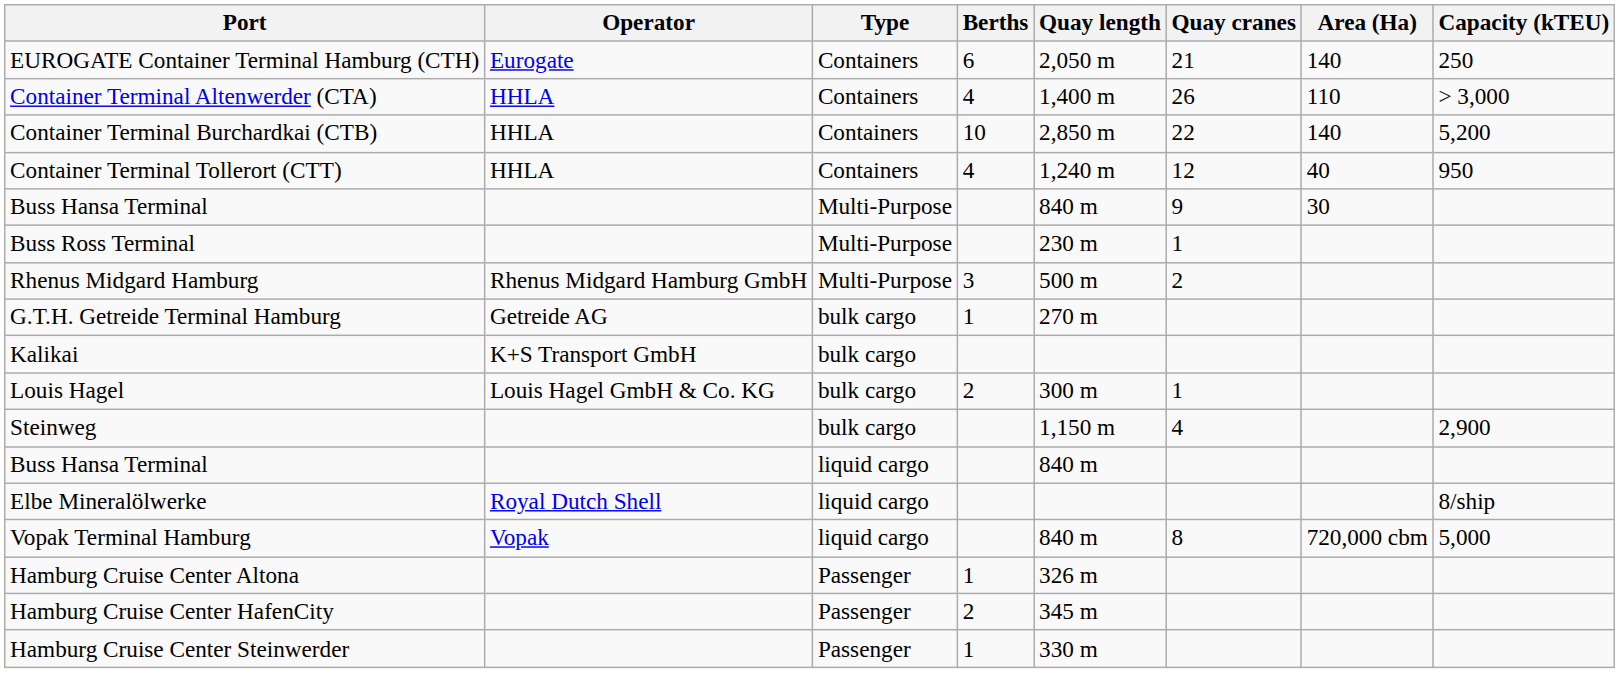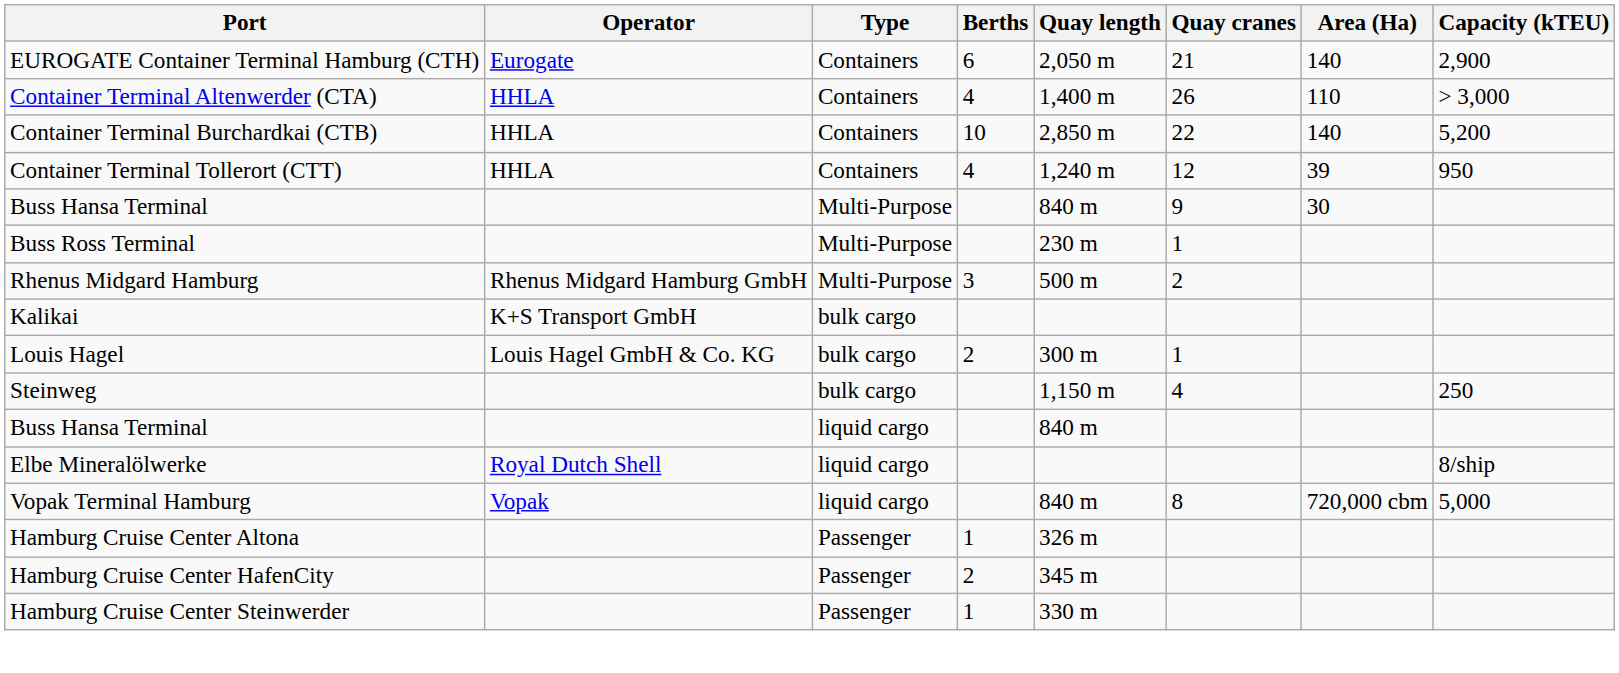(1456, 59) 250 -> (1465, 59) 2,900
(1318, 170) 40 -> (1318, 170) 39
- row: (175, 317)
(1465, 427) 2,900 -> (1456, 390) 250
